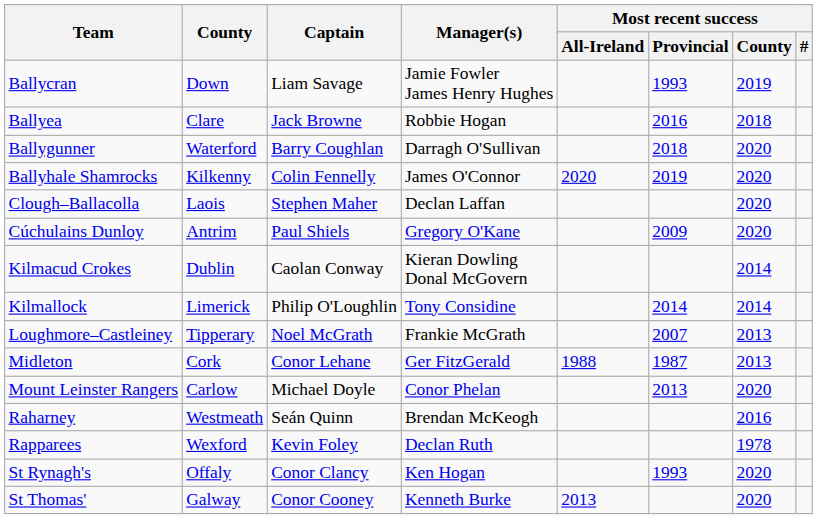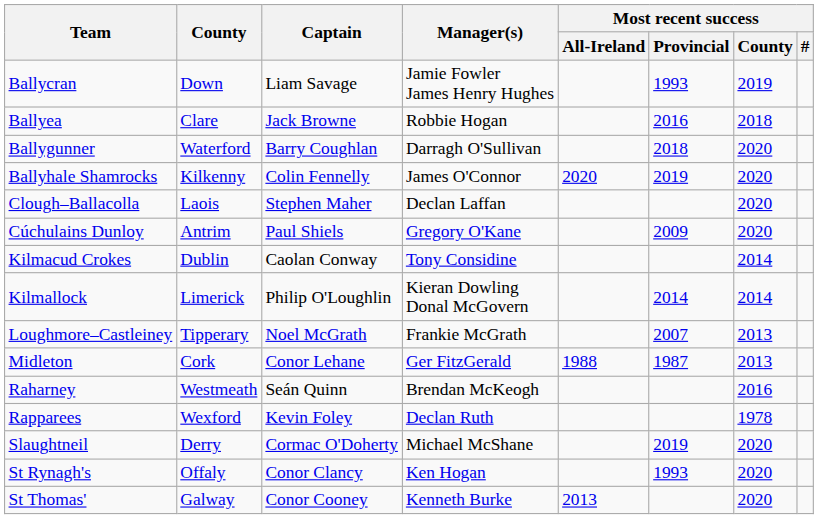(466, 269) Kieran Dowling Donal McGovern -> (461, 259) Tony Considine
(460, 306) Tony Considine -> (467, 296) Kieran Dowling Donal McGovern
- row: (93, 389)
+ row: (48, 444)
